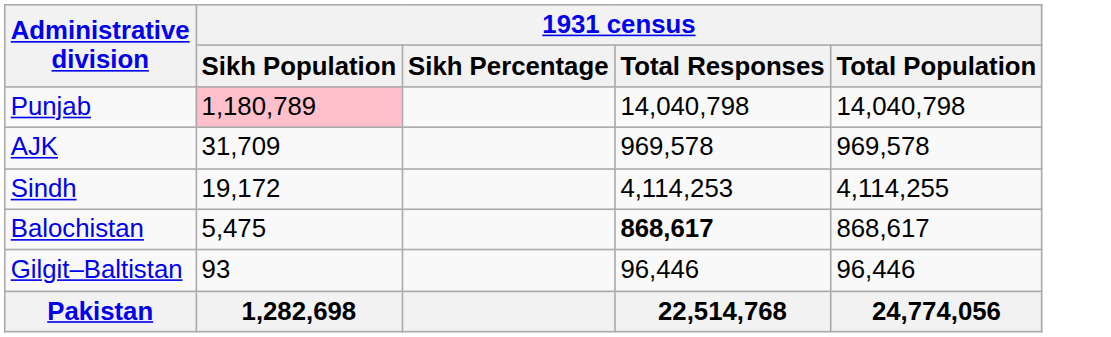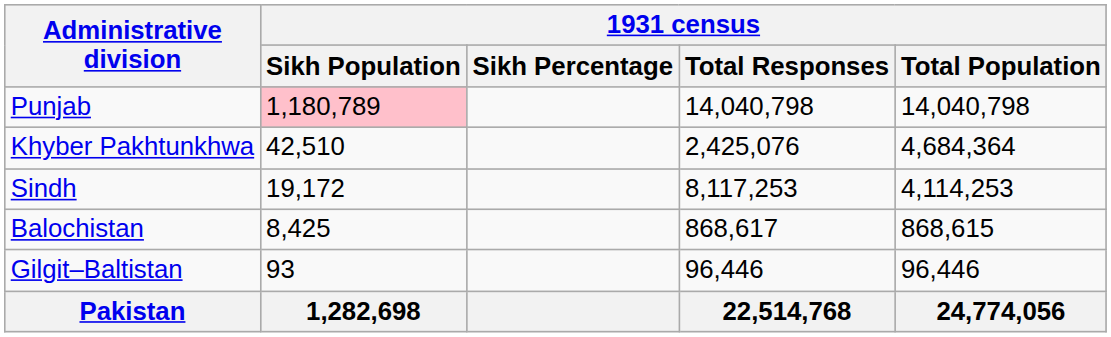+ row: (132, 147)
- row: (34, 147)
(677, 188) 4,114,253 -> (741, 188) 8,117,253
(893, 188) 4,114,255 -> (957, 188) 4,114,253
(234, 229) 5,475 -> (298, 229) 8,425
(667, 229) bold -> (731, 229) normal
(883, 229) 868,617 -> (948, 229) 868,615
